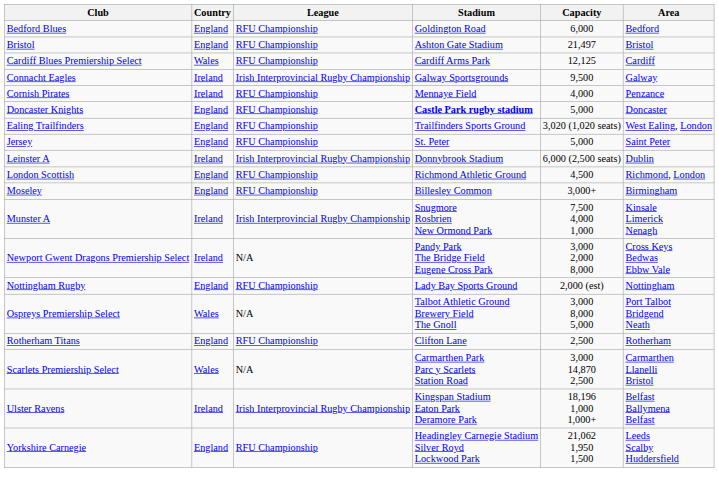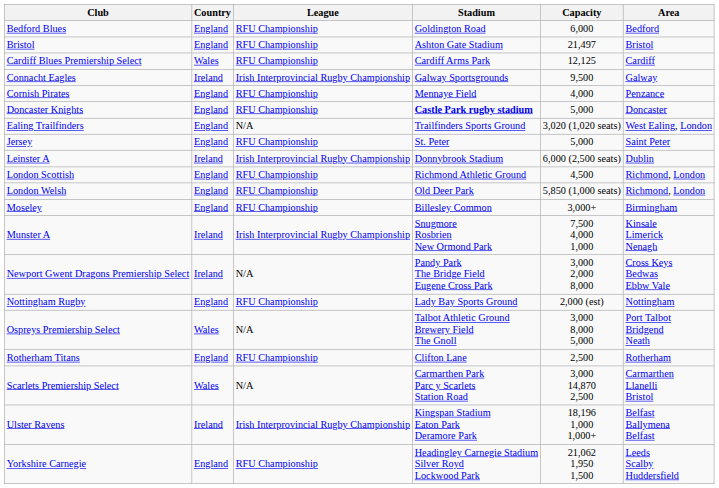(208, 93) Ireland -> (211, 93) England
(277, 126) RFU Championship -> (244, 126) N/A
+ row: (36, 191)
